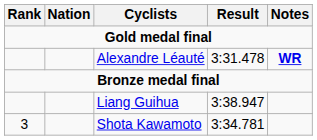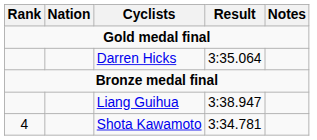- row: (151, 59)
+ row: (137, 59)
(24, 124) 3 -> (24, 124) 4
